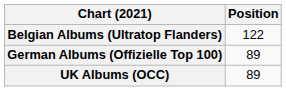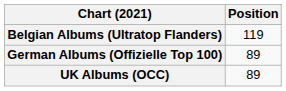(253, 34) 122 -> (253, 34) 119
